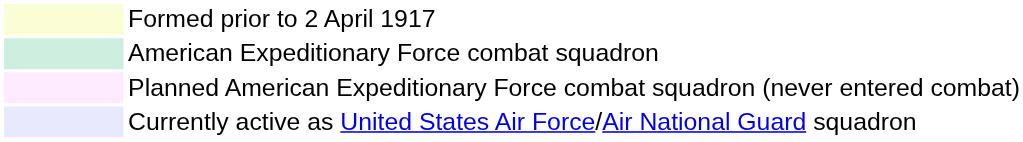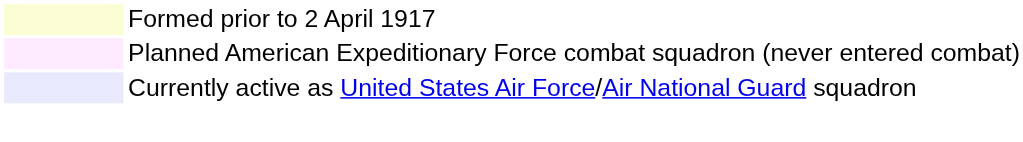- row: (393, 53)
